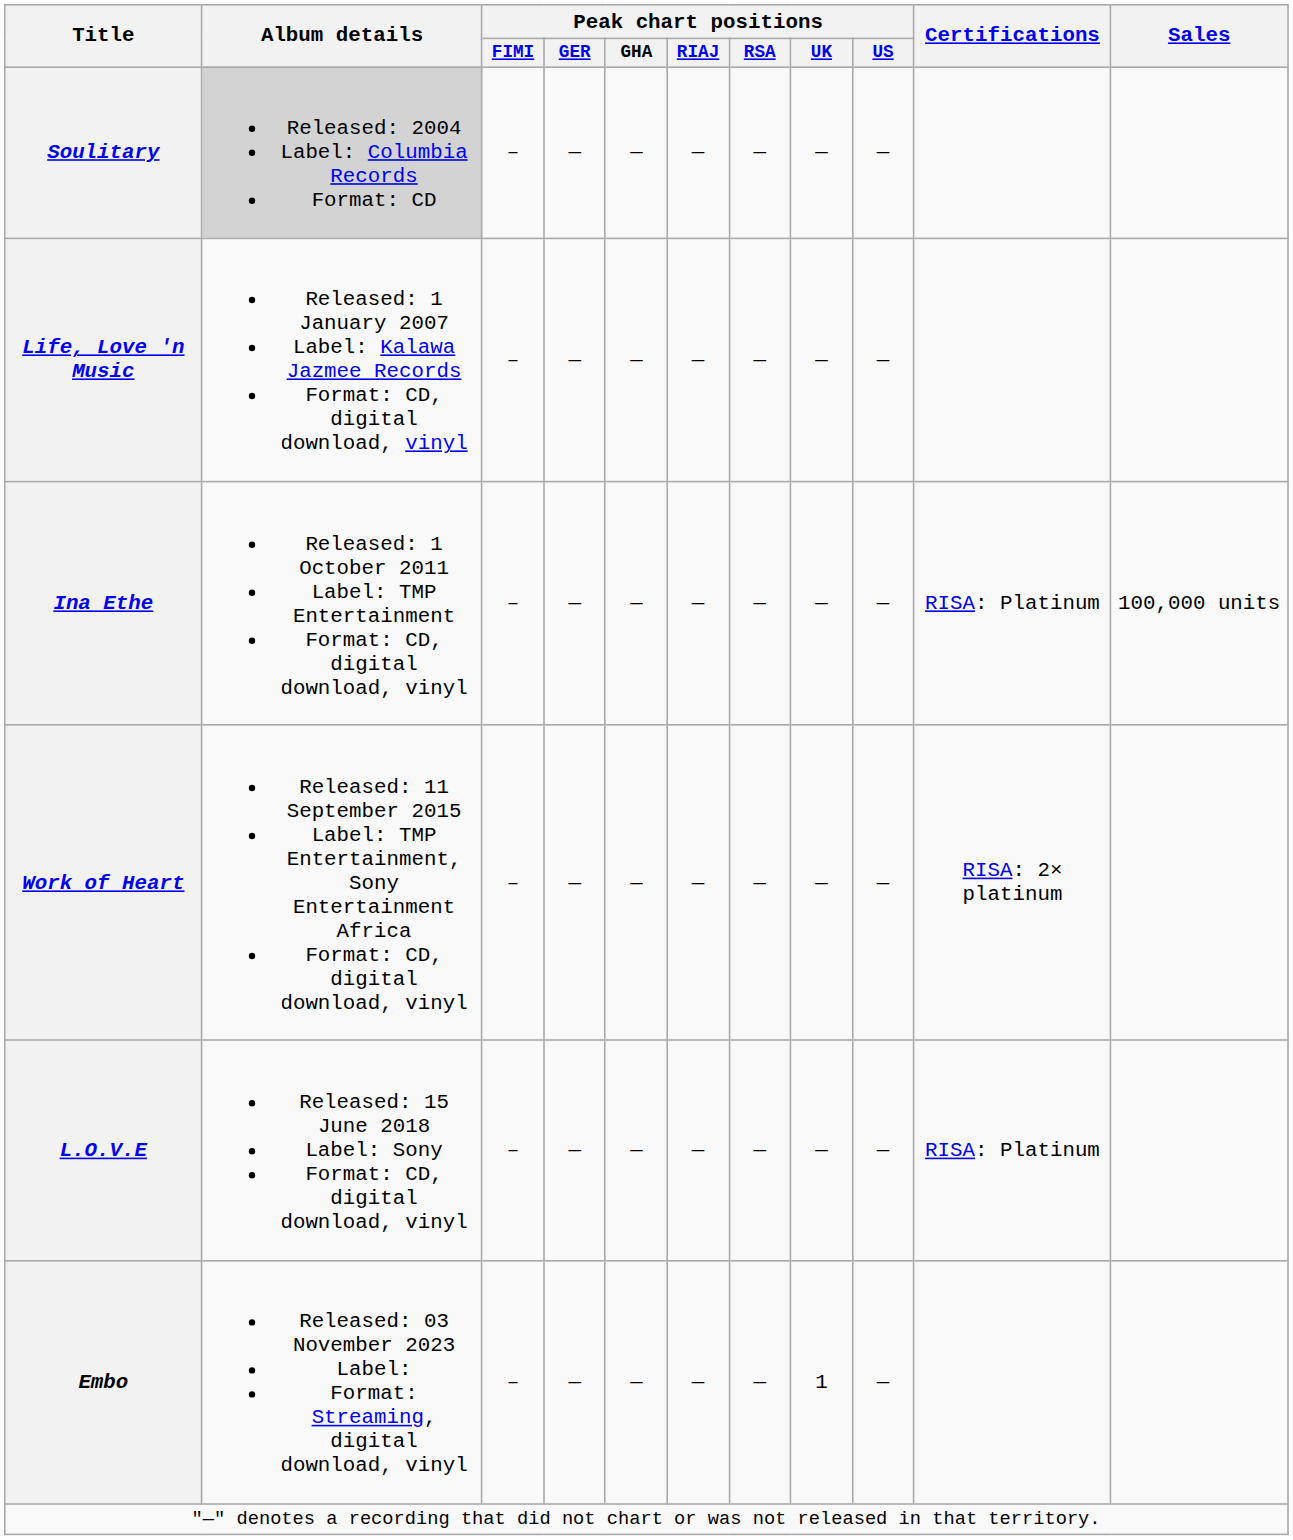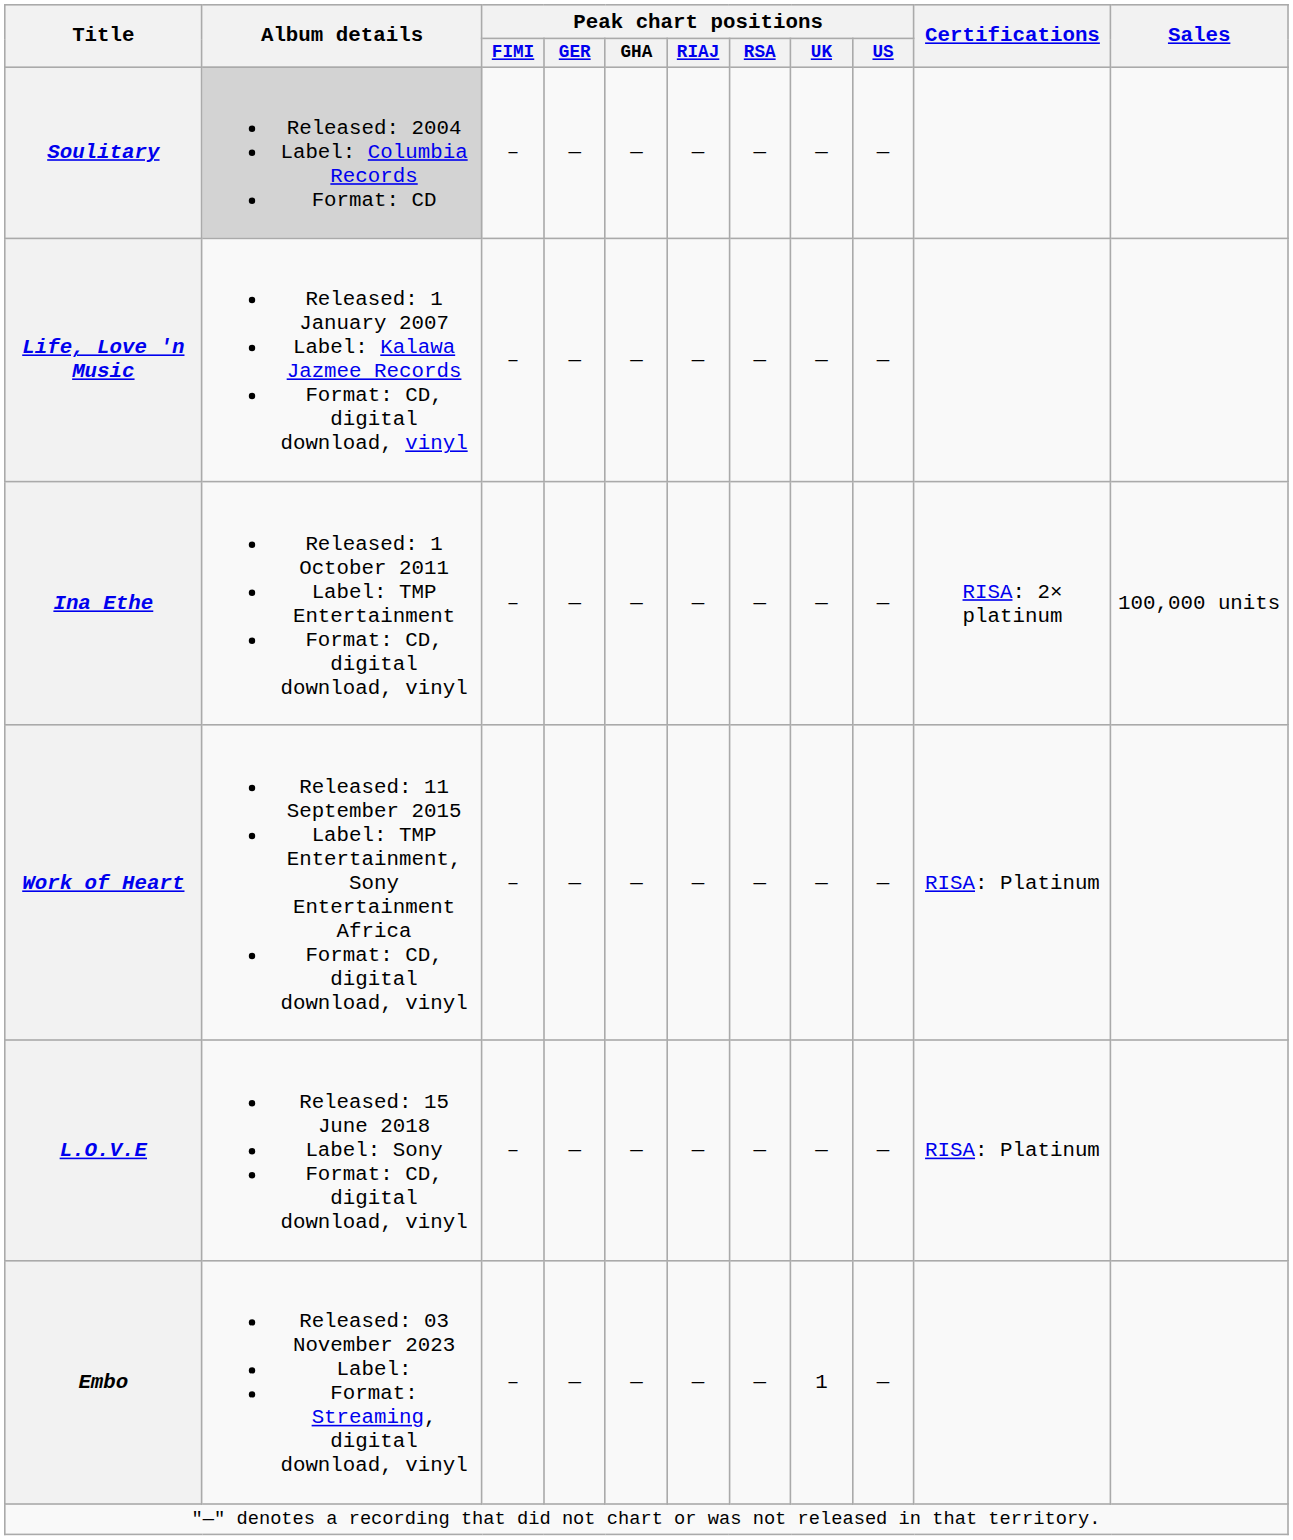(1012, 603) RISA: Platinum -> (1012, 603) RISA: 2× platinum
(1012, 883) RISA: 2× platinum -> (1012, 883) RISA: Platinum
